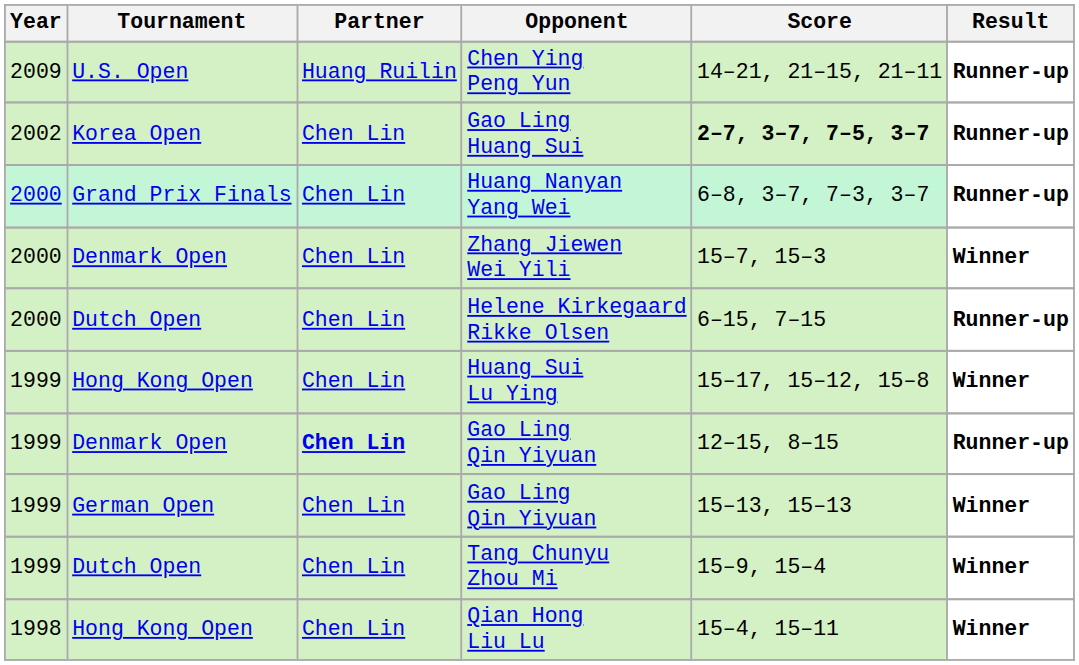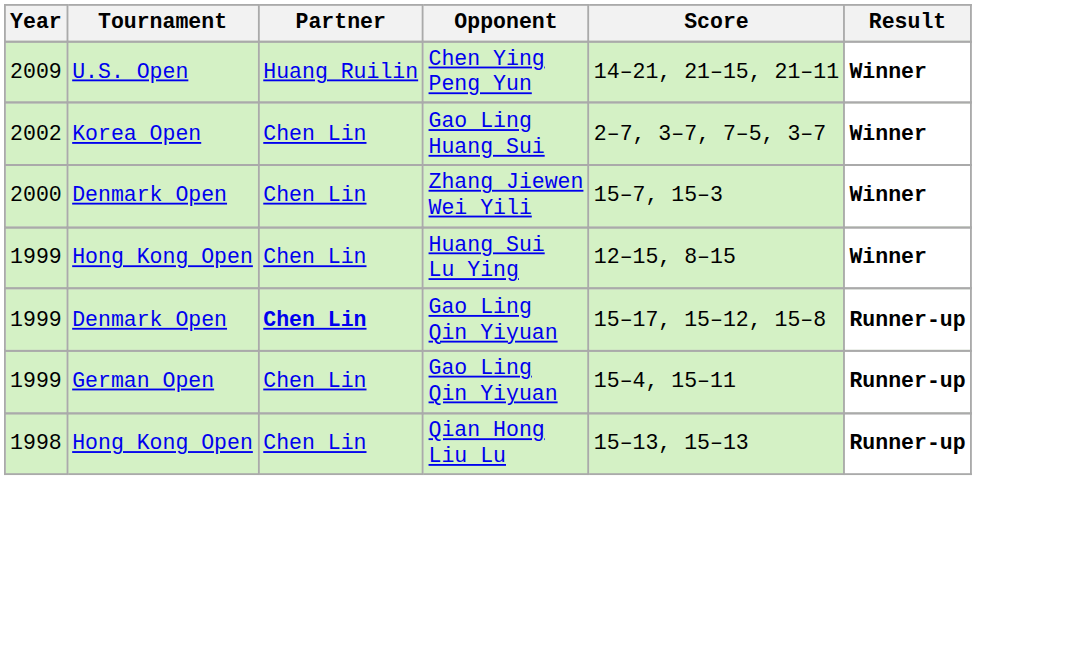(1011, 72) Runner-up -> (888, 72) Winner
(813, 134) bold -> (710, 134) normal
(1011, 134) Runner-up -> (888, 134) Winner
- row: (182, 196)
- row: (137, 319)
(813, 381) 15–17, 15–12, 15–8 -> (665, 258) 12–15, 8–15
(768, 443) 12–15, 8–15 -> (710, 319) 15–17, 15–12, 15–8
(774, 505) 15–13, 15–13 -> (665, 381) 15–4, 15–11
(991, 505) Winner -> (908, 381) Runner-up
- row: (137, 567)
(768, 629) 15–4, 15–11 -> (671, 443) 15–13, 15–13
(991, 629) Winner -> (908, 443) Runner-up
